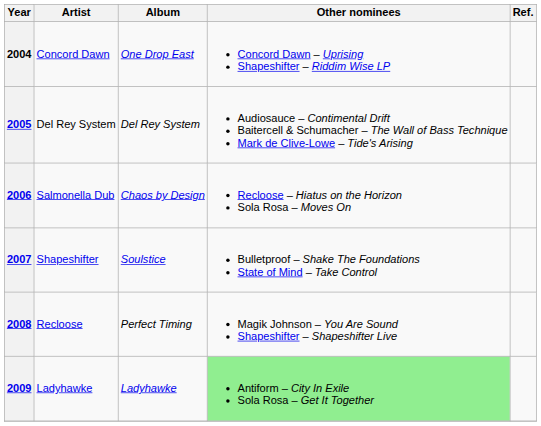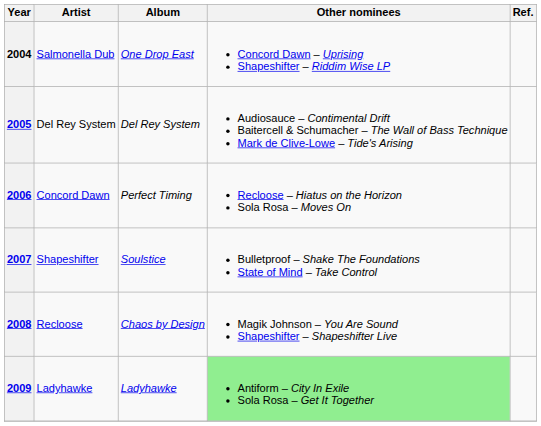(73, 54) Concord Dawn -> (76, 54) Salmonella Dub
(76, 195) Salmonella Dub -> (73, 195) Concord Dawn
(163, 195) Chaos by Design -> (156, 195) Perfect Timing
(156, 324) Perfect Timing -> (163, 324) Chaos by Design
